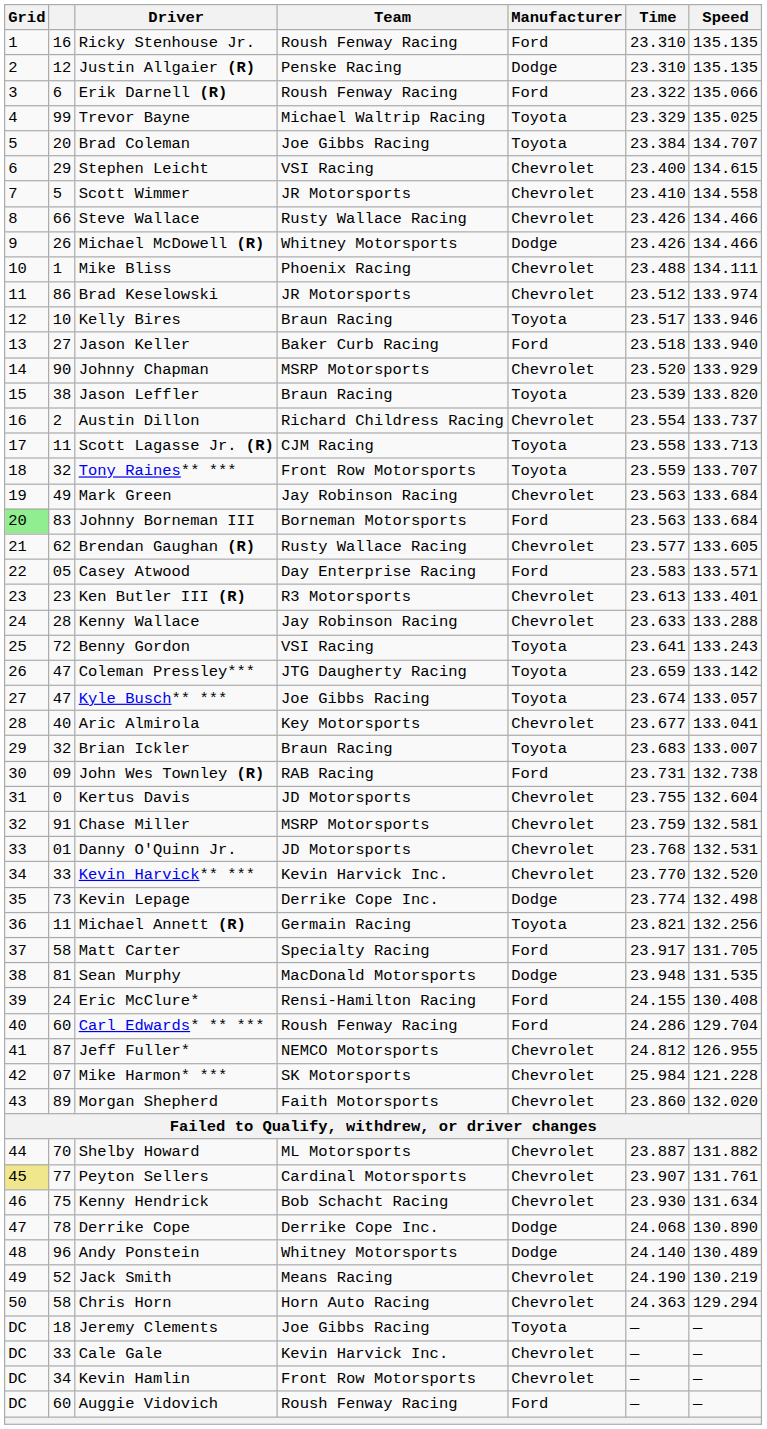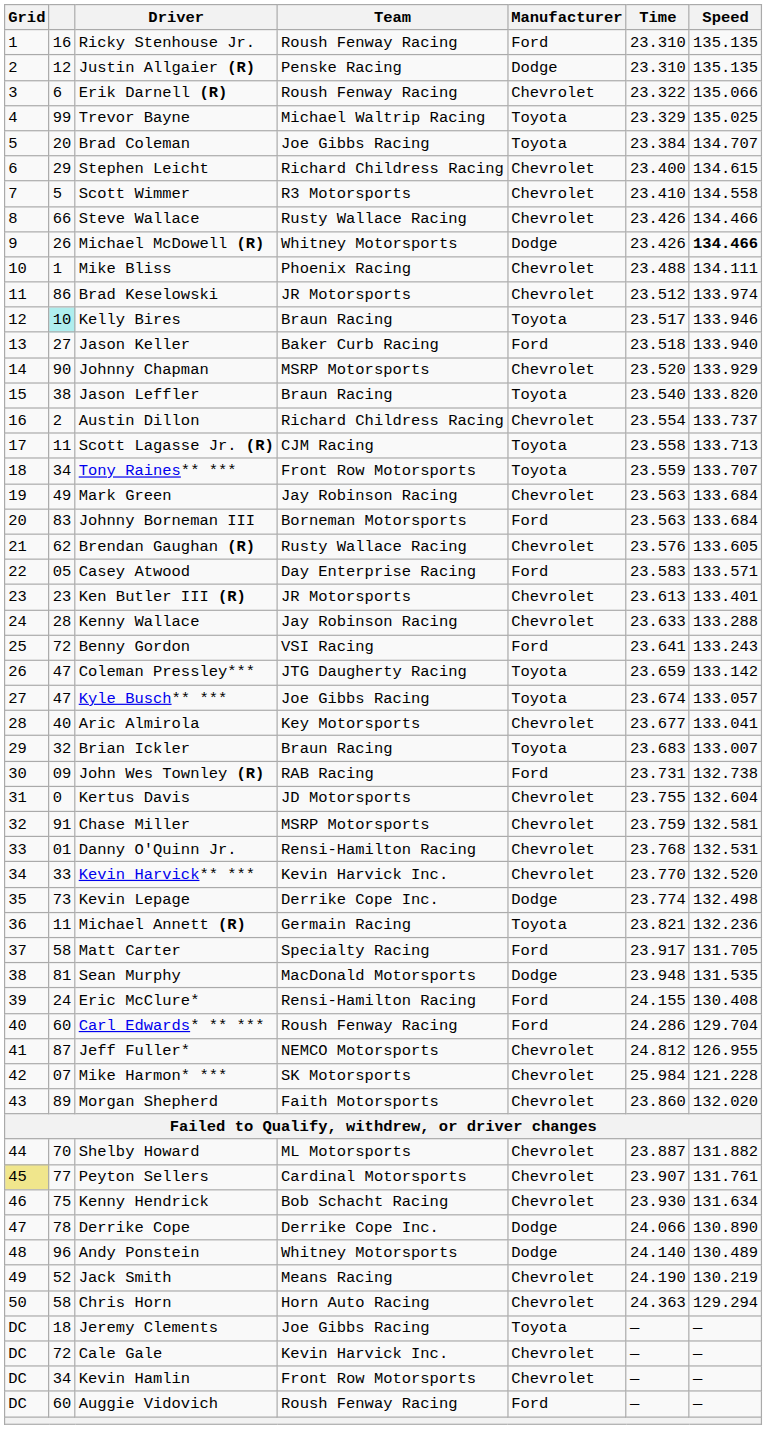(530, 93) Ford -> (553, 93) Chevrolet
(327, 168) VSI Racing -> (392, 168) Richard Childress Racing
(346, 194) JR Motorsports -> (346, 194) R3 Motorsports
(726, 244) normal -> (726, 244) bold
(62, 320) no background -> (62, 320) paleturquoise background
(658, 395) 23.539 -> (658, 395) 23.540
(62, 471) 32 -> (62, 471) 34
(18, 521) lightgreen background -> (18, 521) no background
(658, 547) 23.577 -> (658, 547) 23.576
(346, 597) R3 Motorsports -> (346, 597) JR Motorsports
(539, 648) Toyota -> (530, 648) Ford
(346, 849) JD Motorsports -> (379, 849) Rensi-Hamilton Racing
(726, 925) 132.256 -> (726, 925) 132.236
(658, 1227) 24.068 -> (658, 1227) 24.066
(62, 1353) 33 -> (62, 1353) 72
